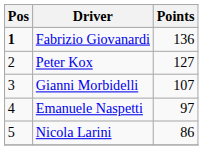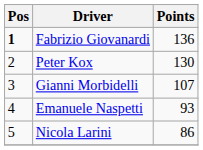(184, 62) 127 -> (184, 62) 130
(187, 109) 97 -> (187, 109) 93
